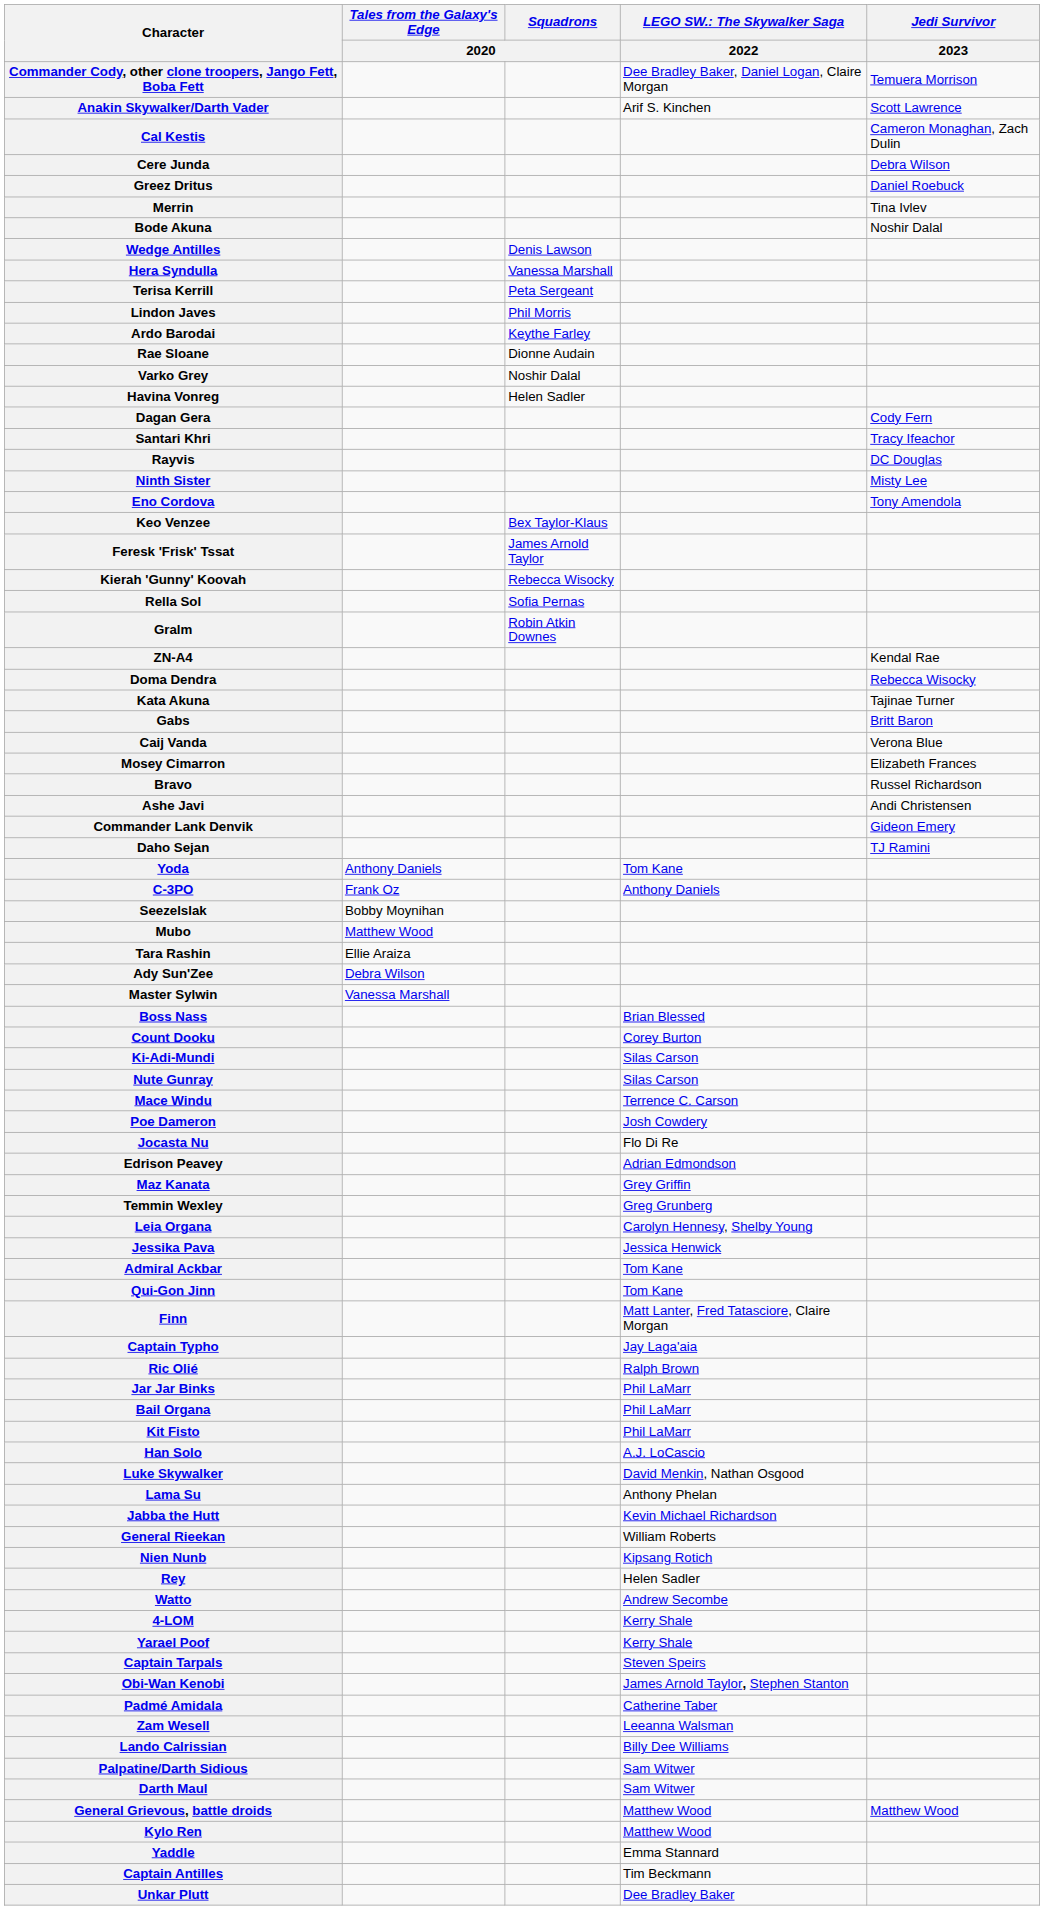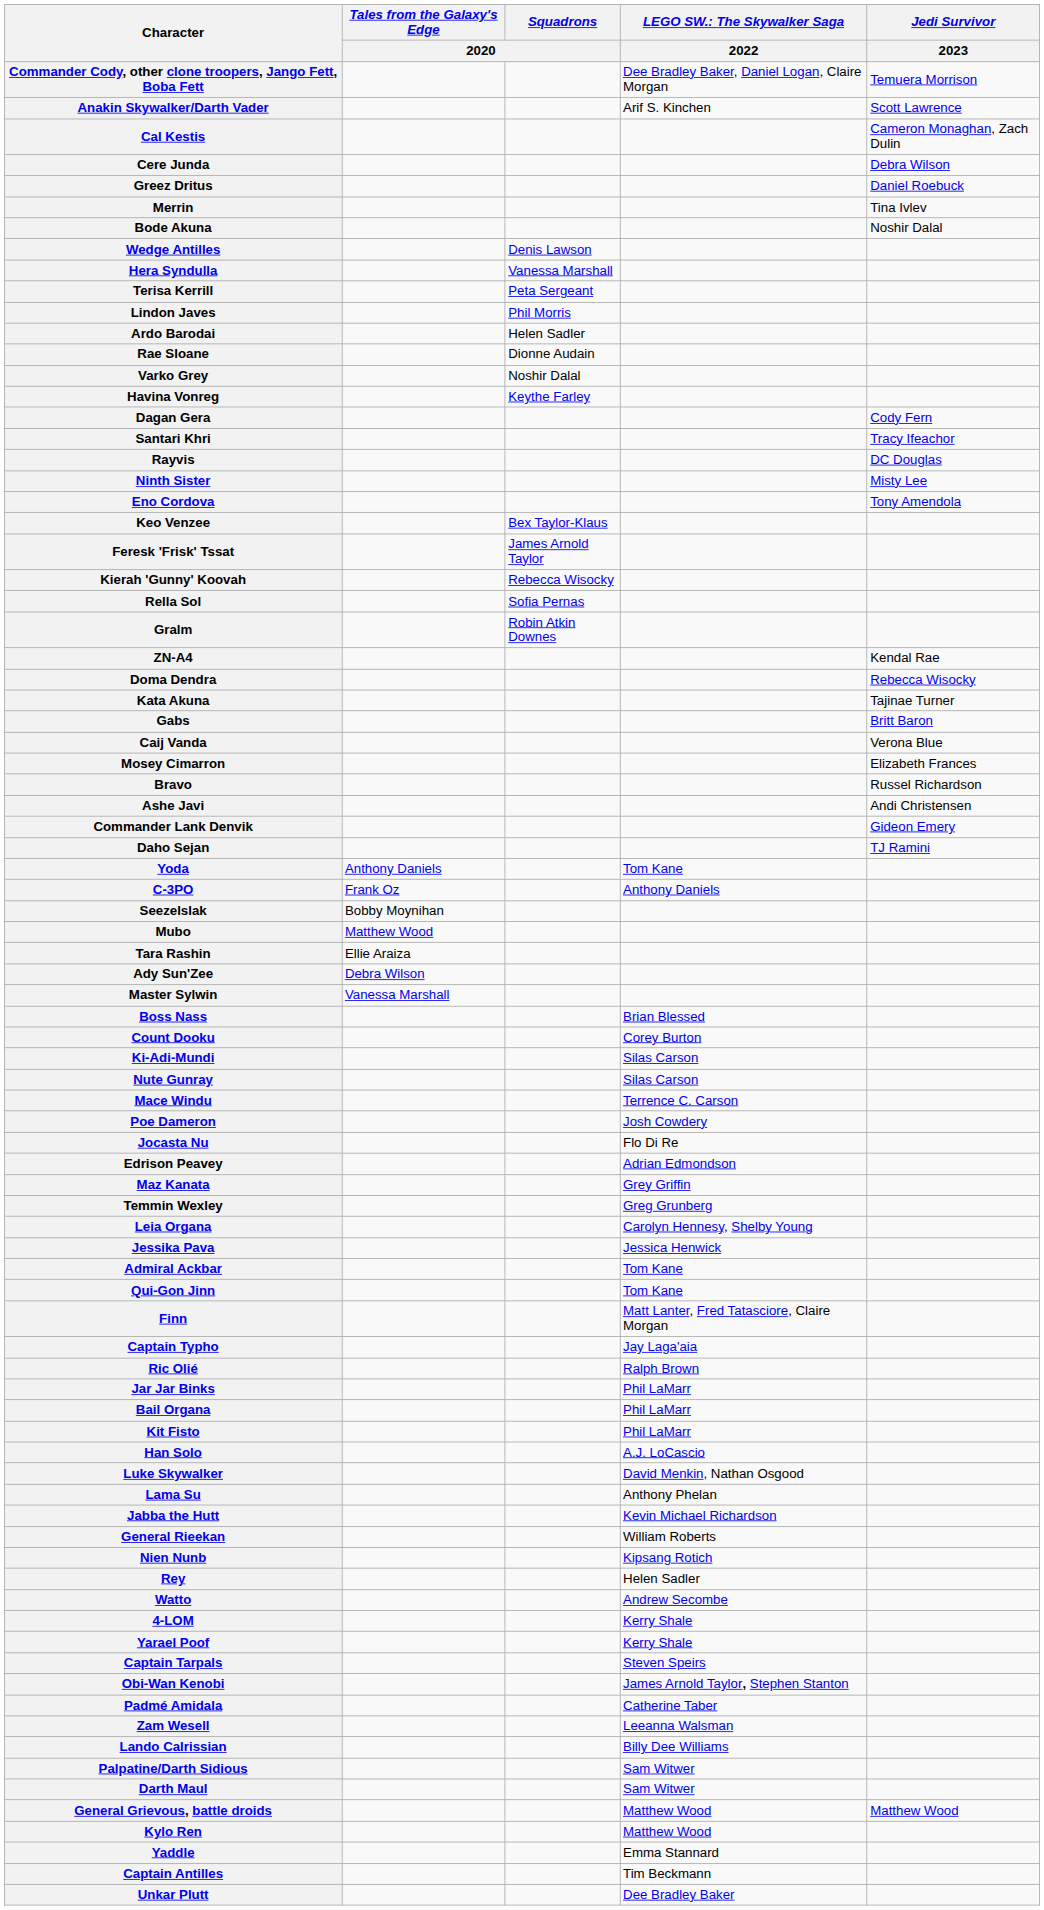(549, 333) Keythe Farley -> (547, 333) Helen Sadler
(547, 396) Helen Sadler -> (549, 396) Keythe Farley
